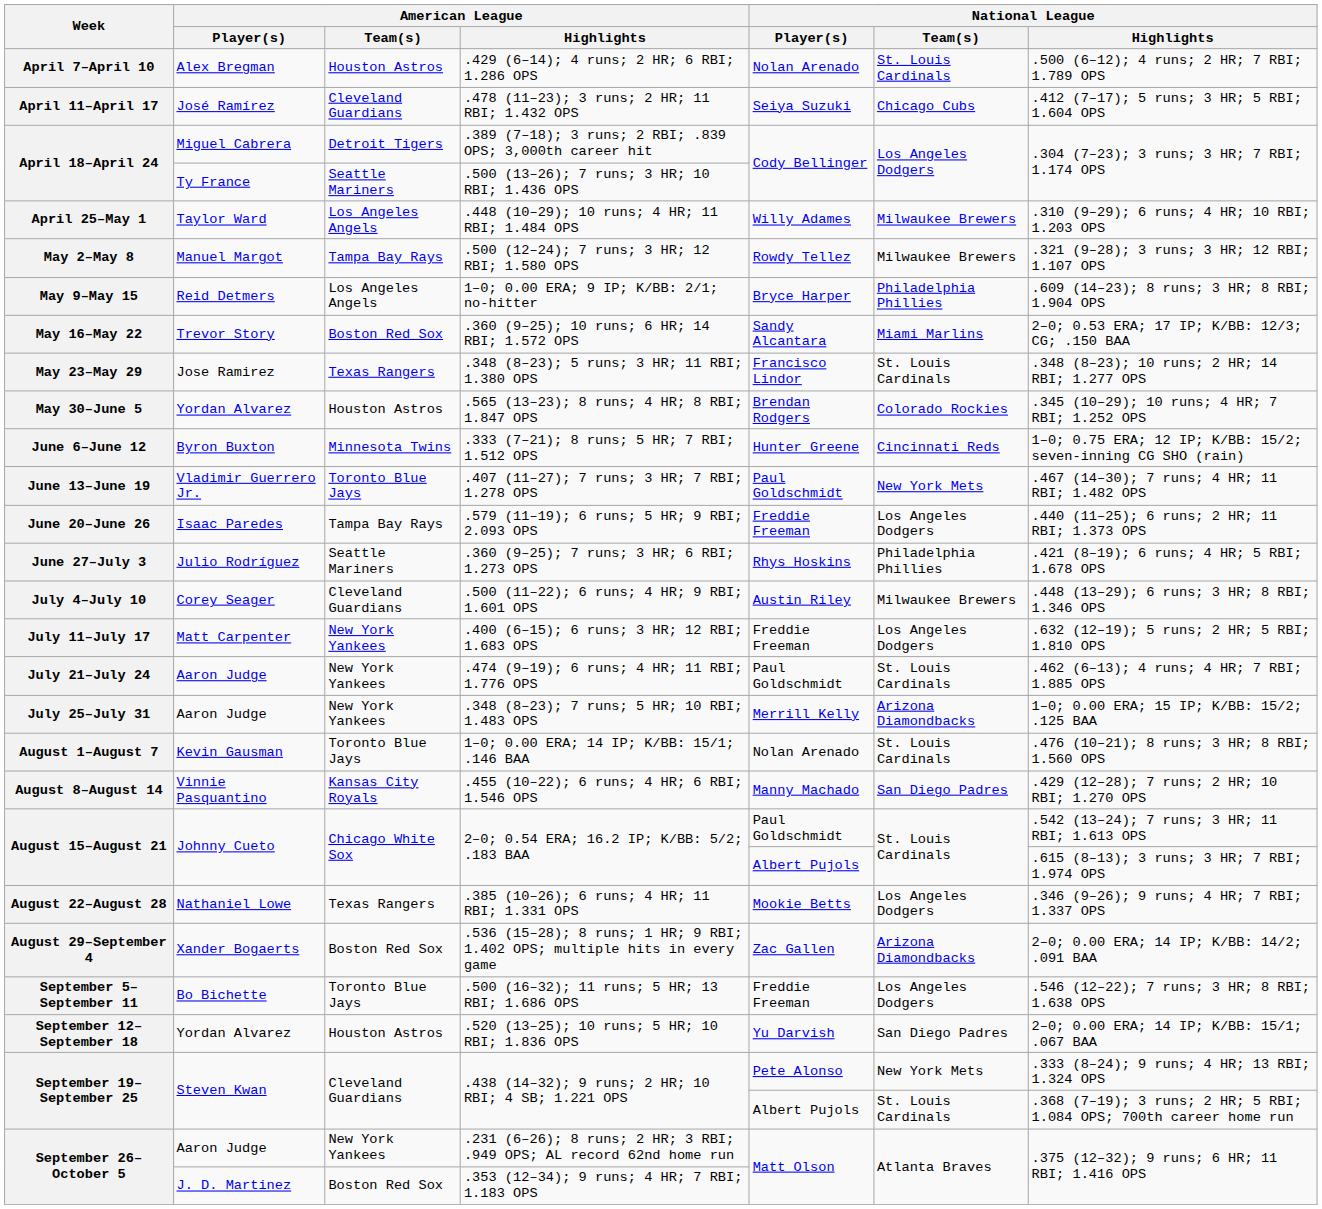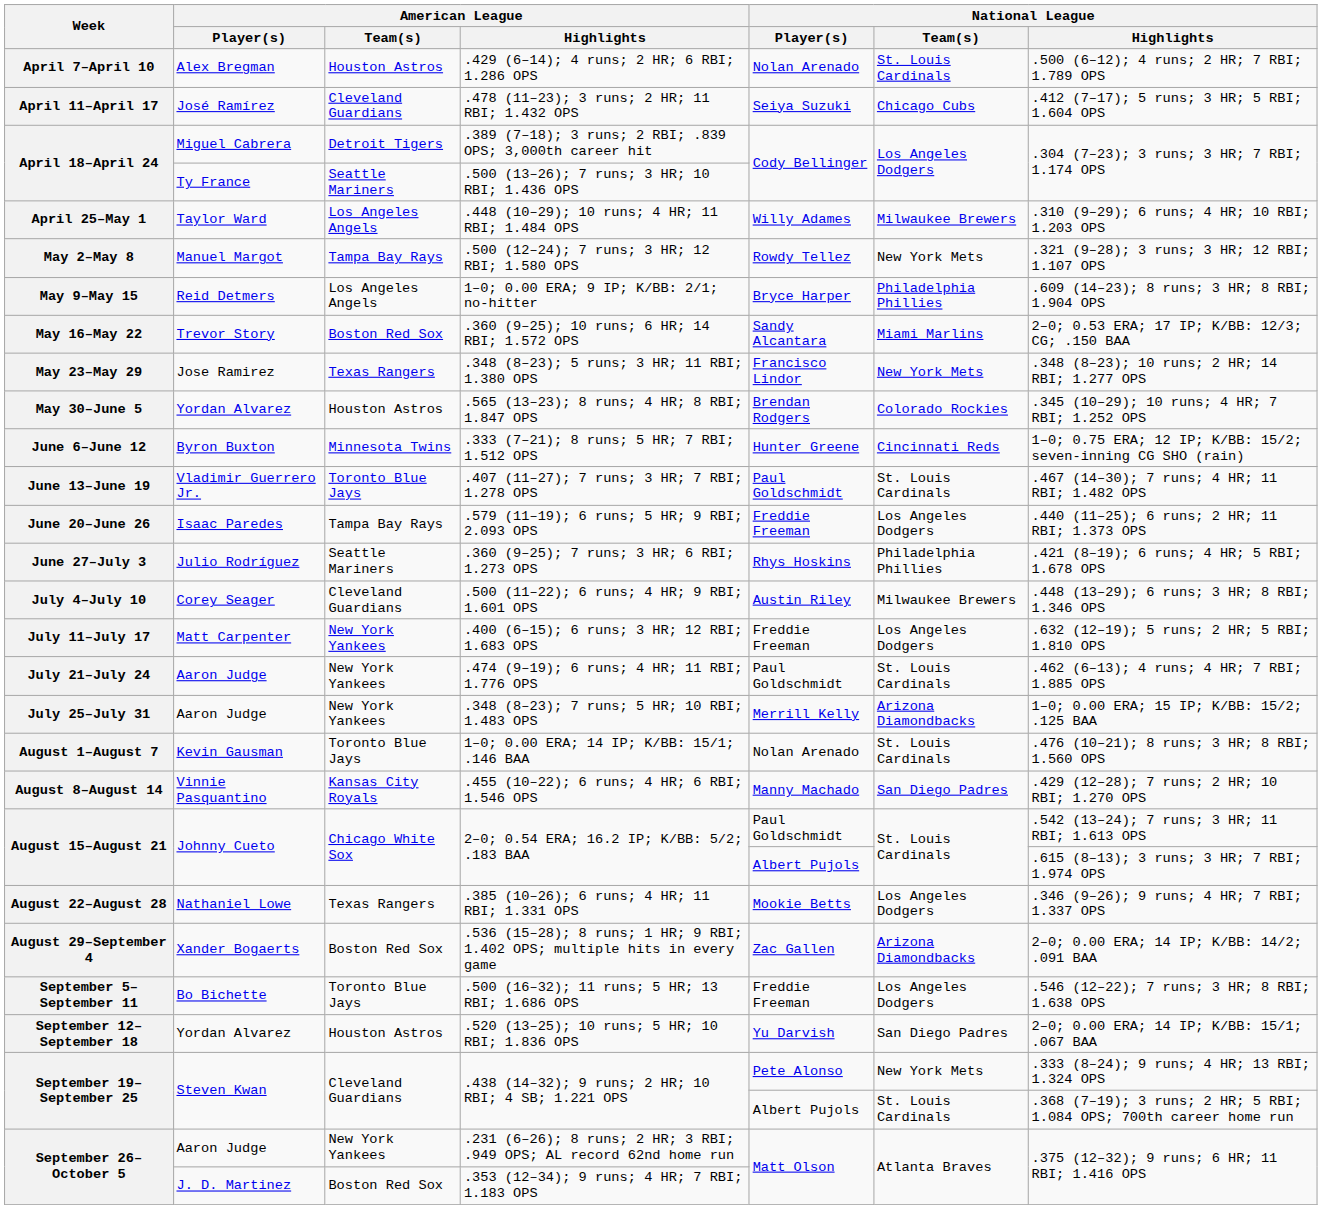(947, 258) Milwaukee Brewers -> (930, 258) New York Mets
(914, 372) St. Louis Cardinals -> (930, 372) New York Mets
(930, 486) New York Mets -> (914, 486) St. Louis Cardinals
